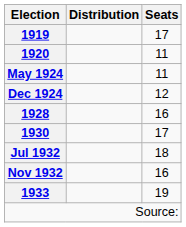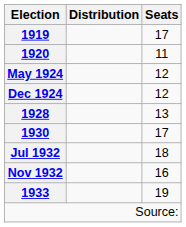(162, 74) 11 -> (162, 74) 12
(162, 114) 16 -> (162, 114) 13
